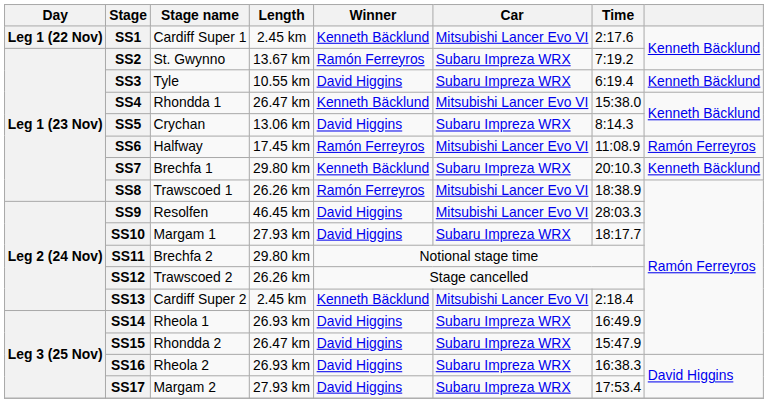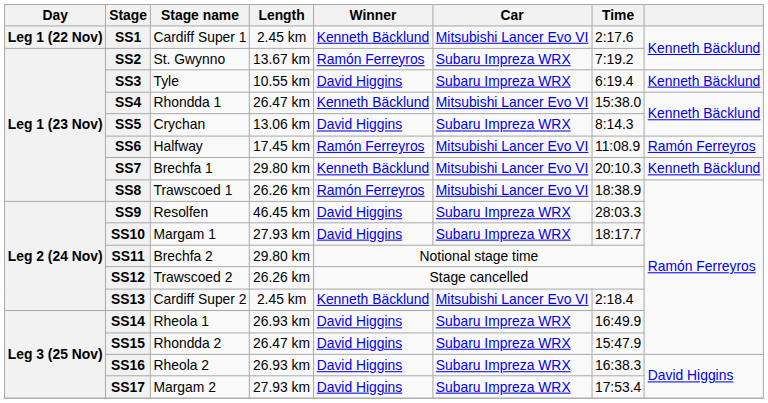(503, 168) Subaru Impreza WRX -> (512, 168) Mitsubishi Lancer Evo VI
(512, 212) Mitsubishi Lancer Evo VI -> (503, 212) Subaru Impreza WRX
